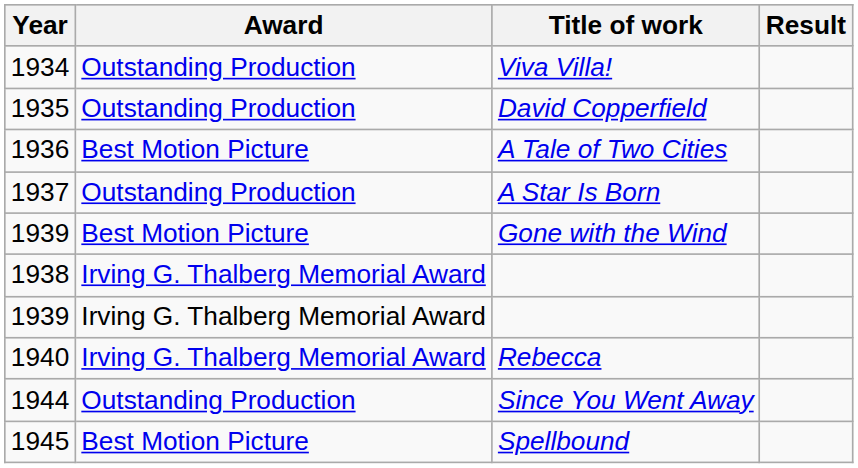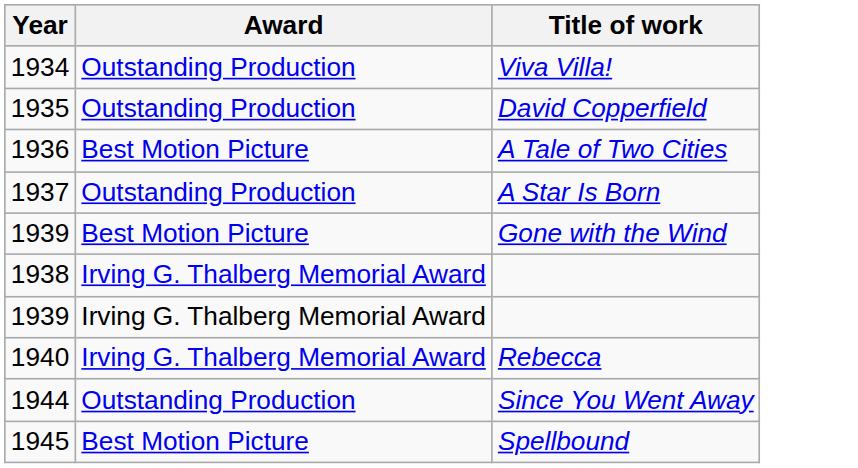- column: (806, 25)
